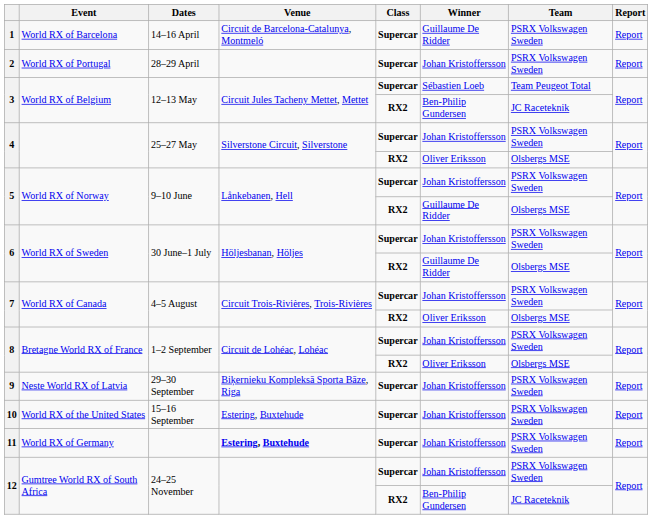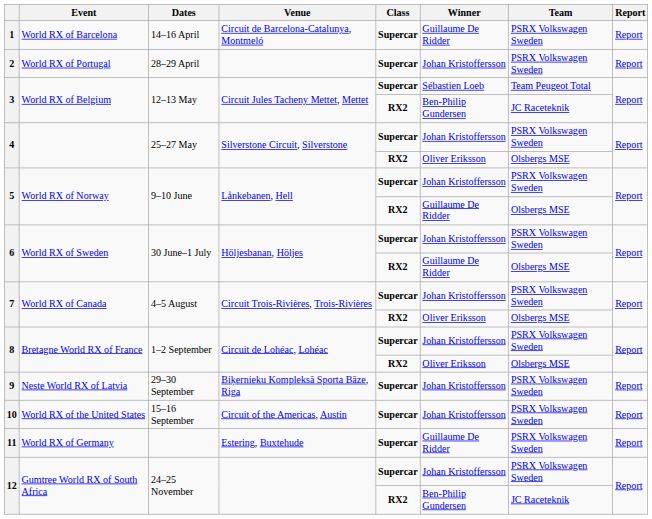(262, 414) Estering, Buxtehude -> (284, 414) Circuit of the Americas, Austin
(265, 442) bold -> (262, 442) normal
(464, 442) Johan Kristoffersson -> (451, 442) Guillaume De Ridder
